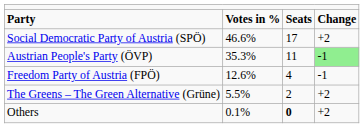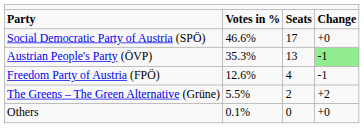(324, 38) +2 -> (324, 38) +0
(291, 56) 11 -> (292, 56) 13
(289, 113) bold -> (289, 113) normal
(324, 113) +2 -> (324, 113) +0
